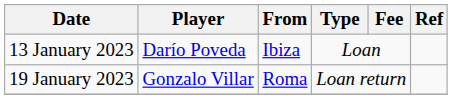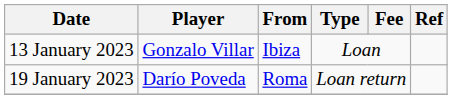(194, 49) Darío Poveda -> (198, 49) Gonzalo Villar
(198, 79) Gonzalo Villar -> (194, 79) Darío Poveda
